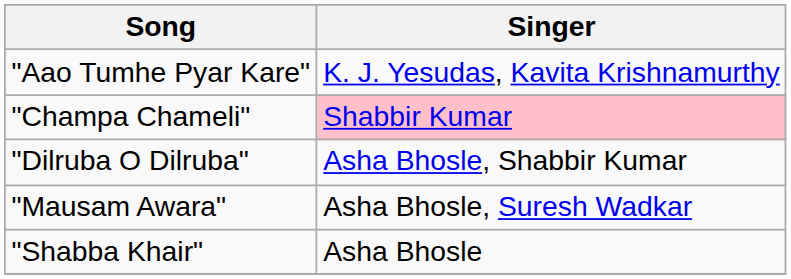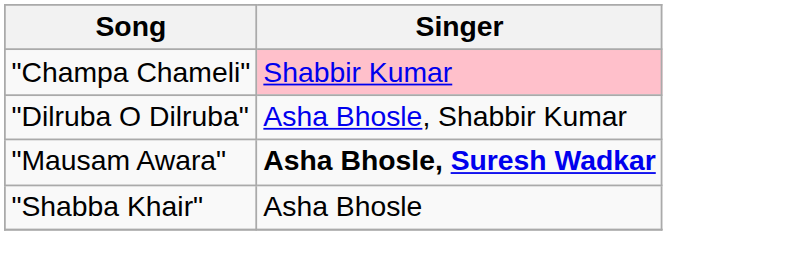- row: (161, 71)
(508, 206) normal -> (460, 161) bold
